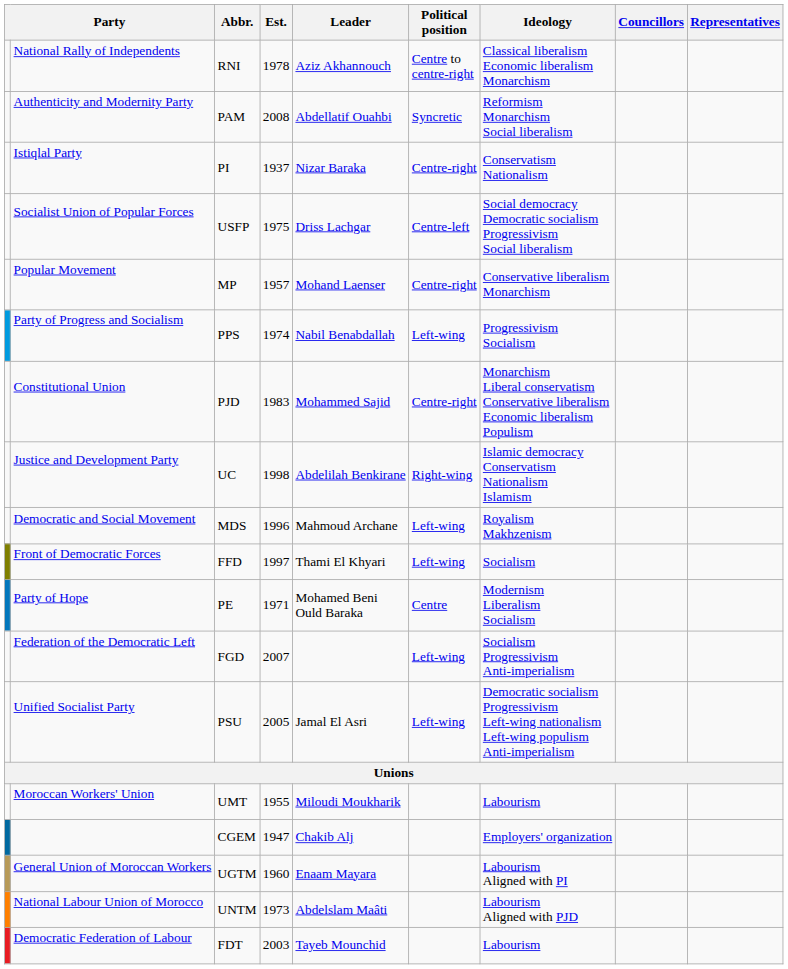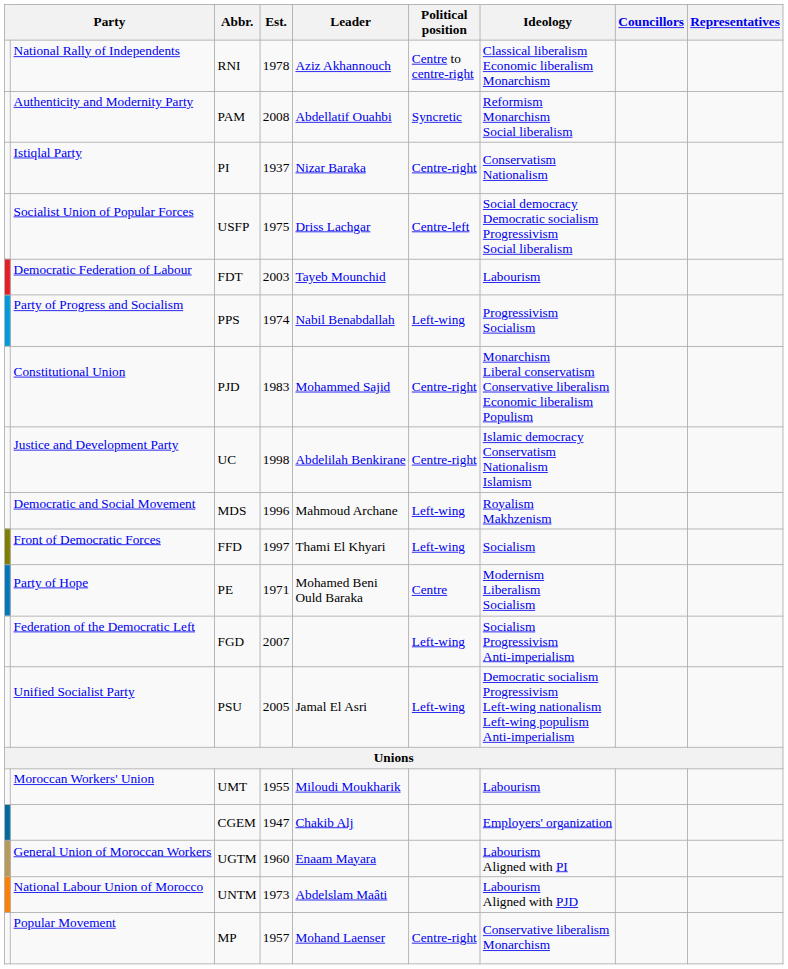rows swapped: (65, 269) <-> (103, 938)
(442, 474) Right-wing -> (444, 459) Centre-right
